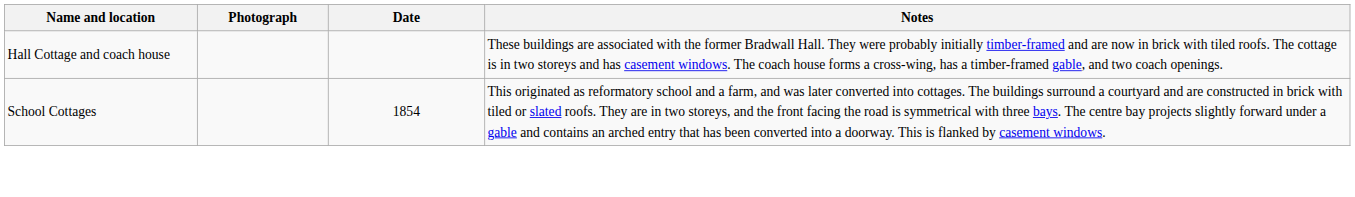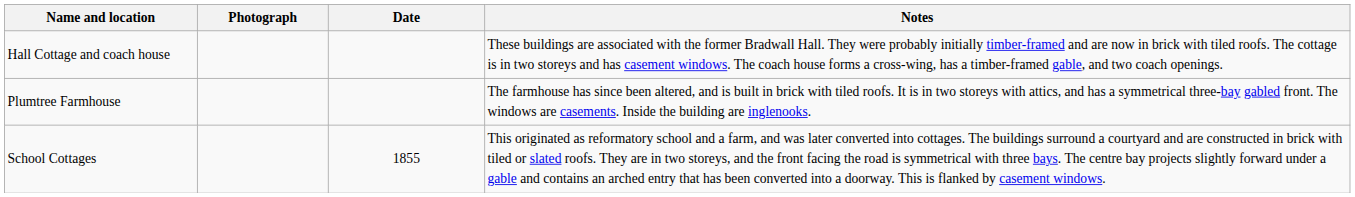+ row: (64, 101)
(406, 111) 1854 -> (406, 159) 1855
